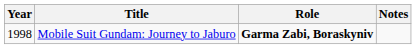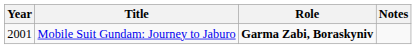(20, 33) 1998 -> (20, 33) 2001
